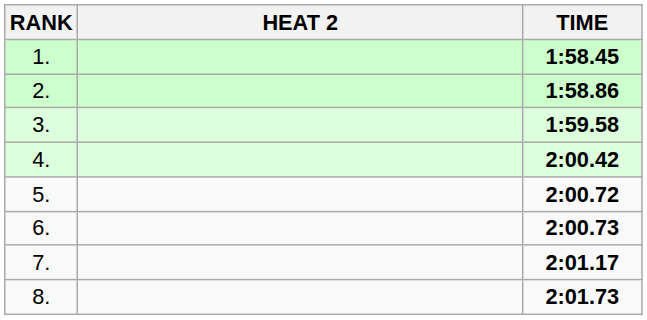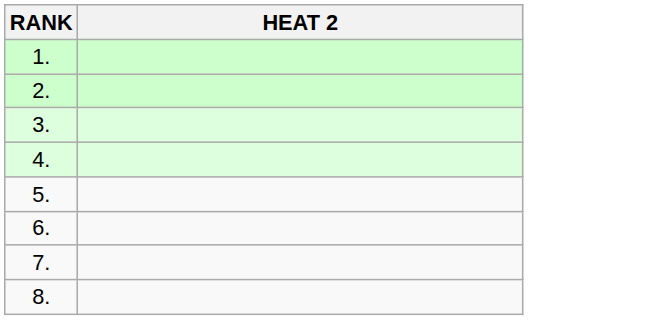- column: (582, 22)
